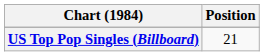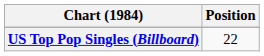(231, 39) 21 -> (231, 39) 22
